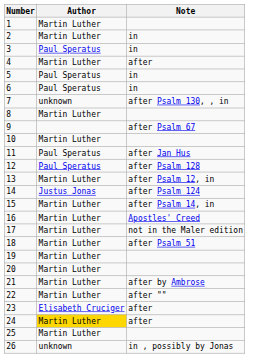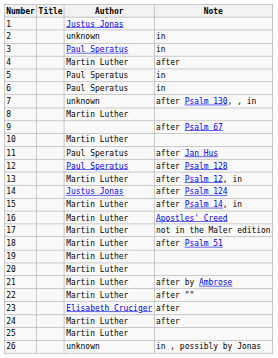+ column: (51, 11)
(70, 24) Martin Luther -> (95, 24) Justus Jonas
(70, 37) Martin Luther -> (83, 37) unknown
(70, 321) gold background -> (97, 321) no background
